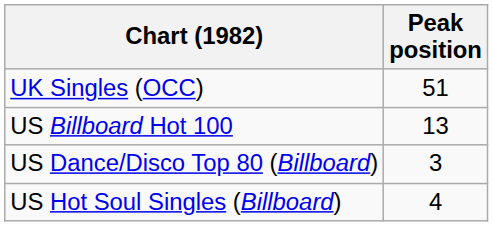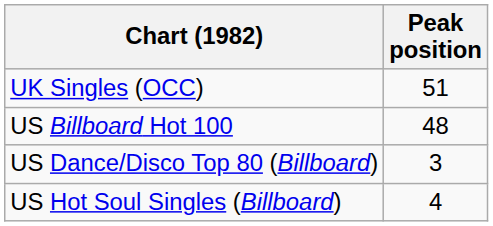(436, 125) 13 -> (436, 125) 48
